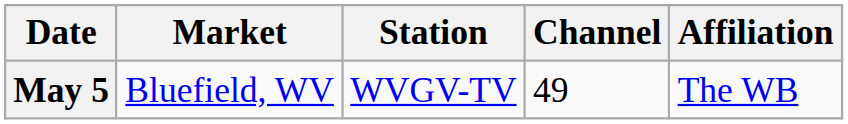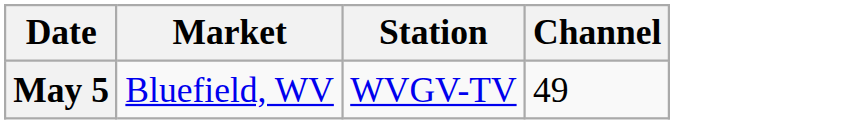- column: (756, 32)
